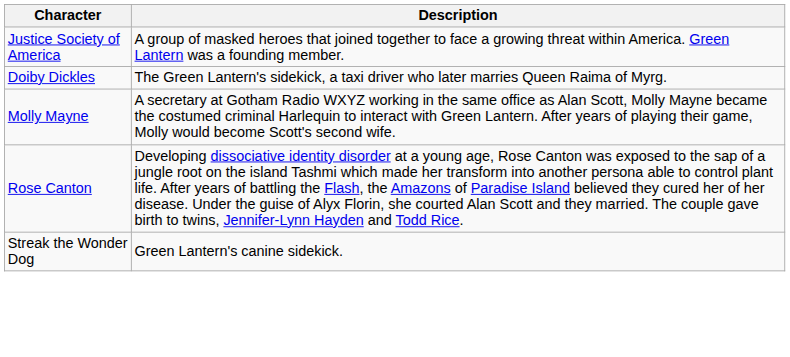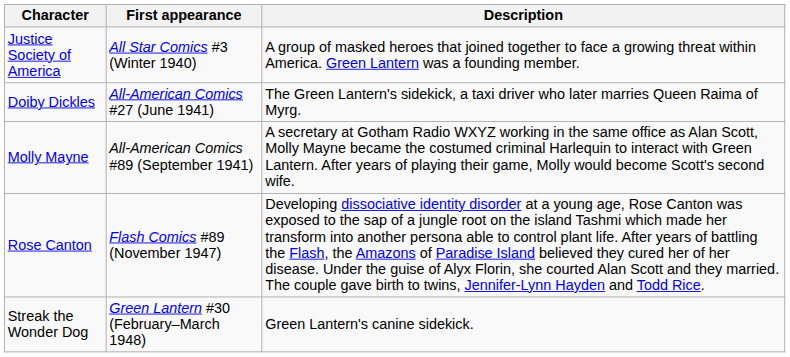+ column: (184, 15)
